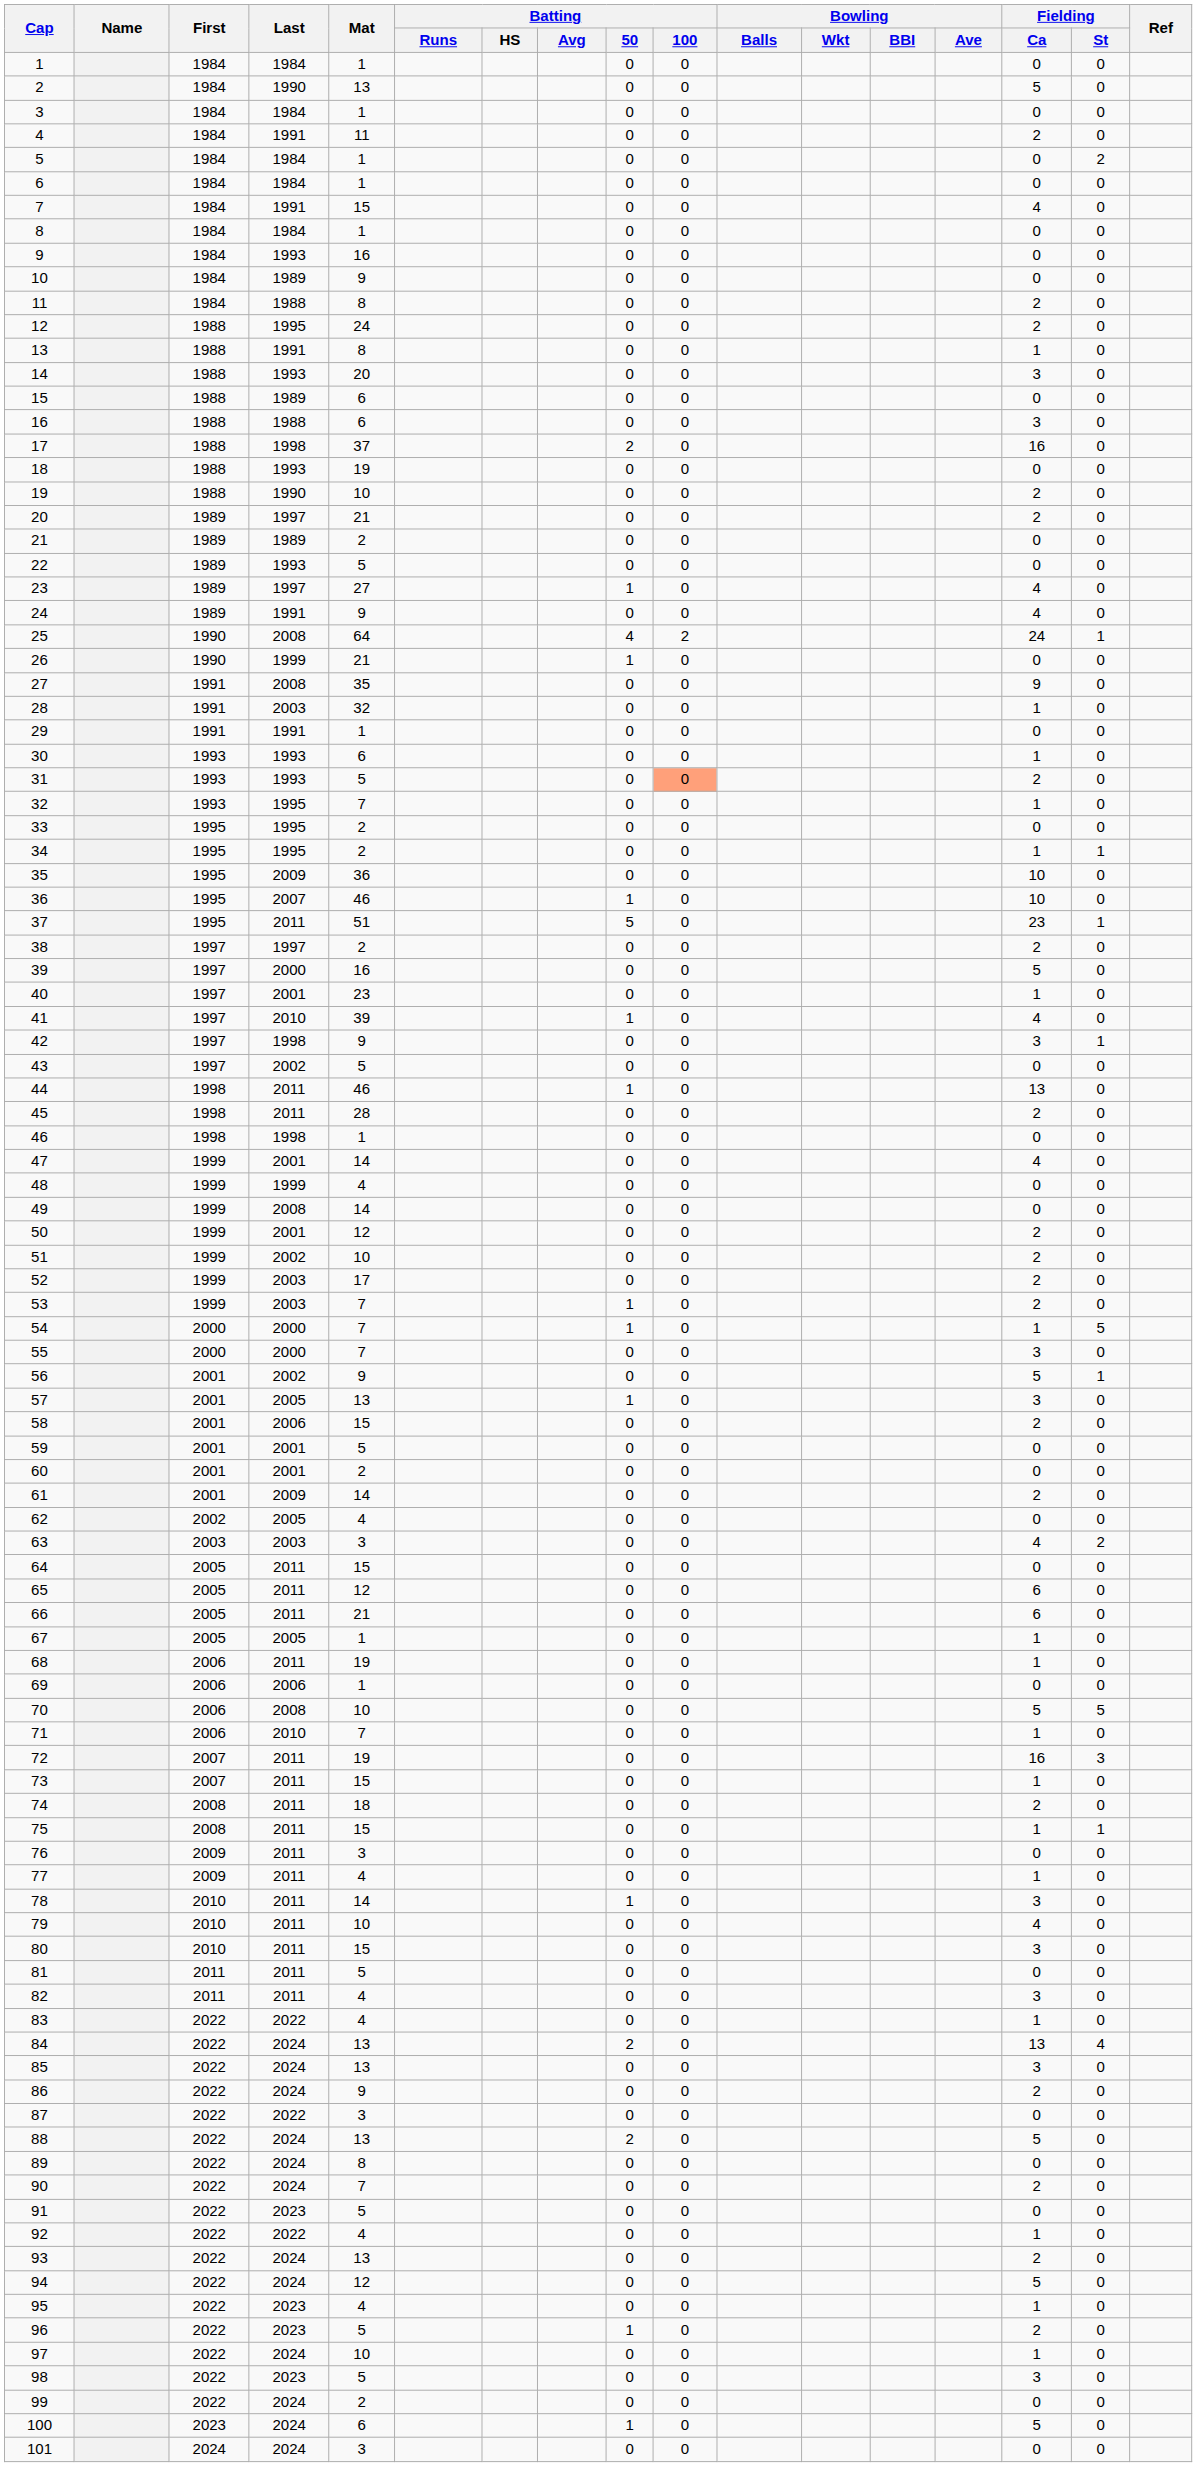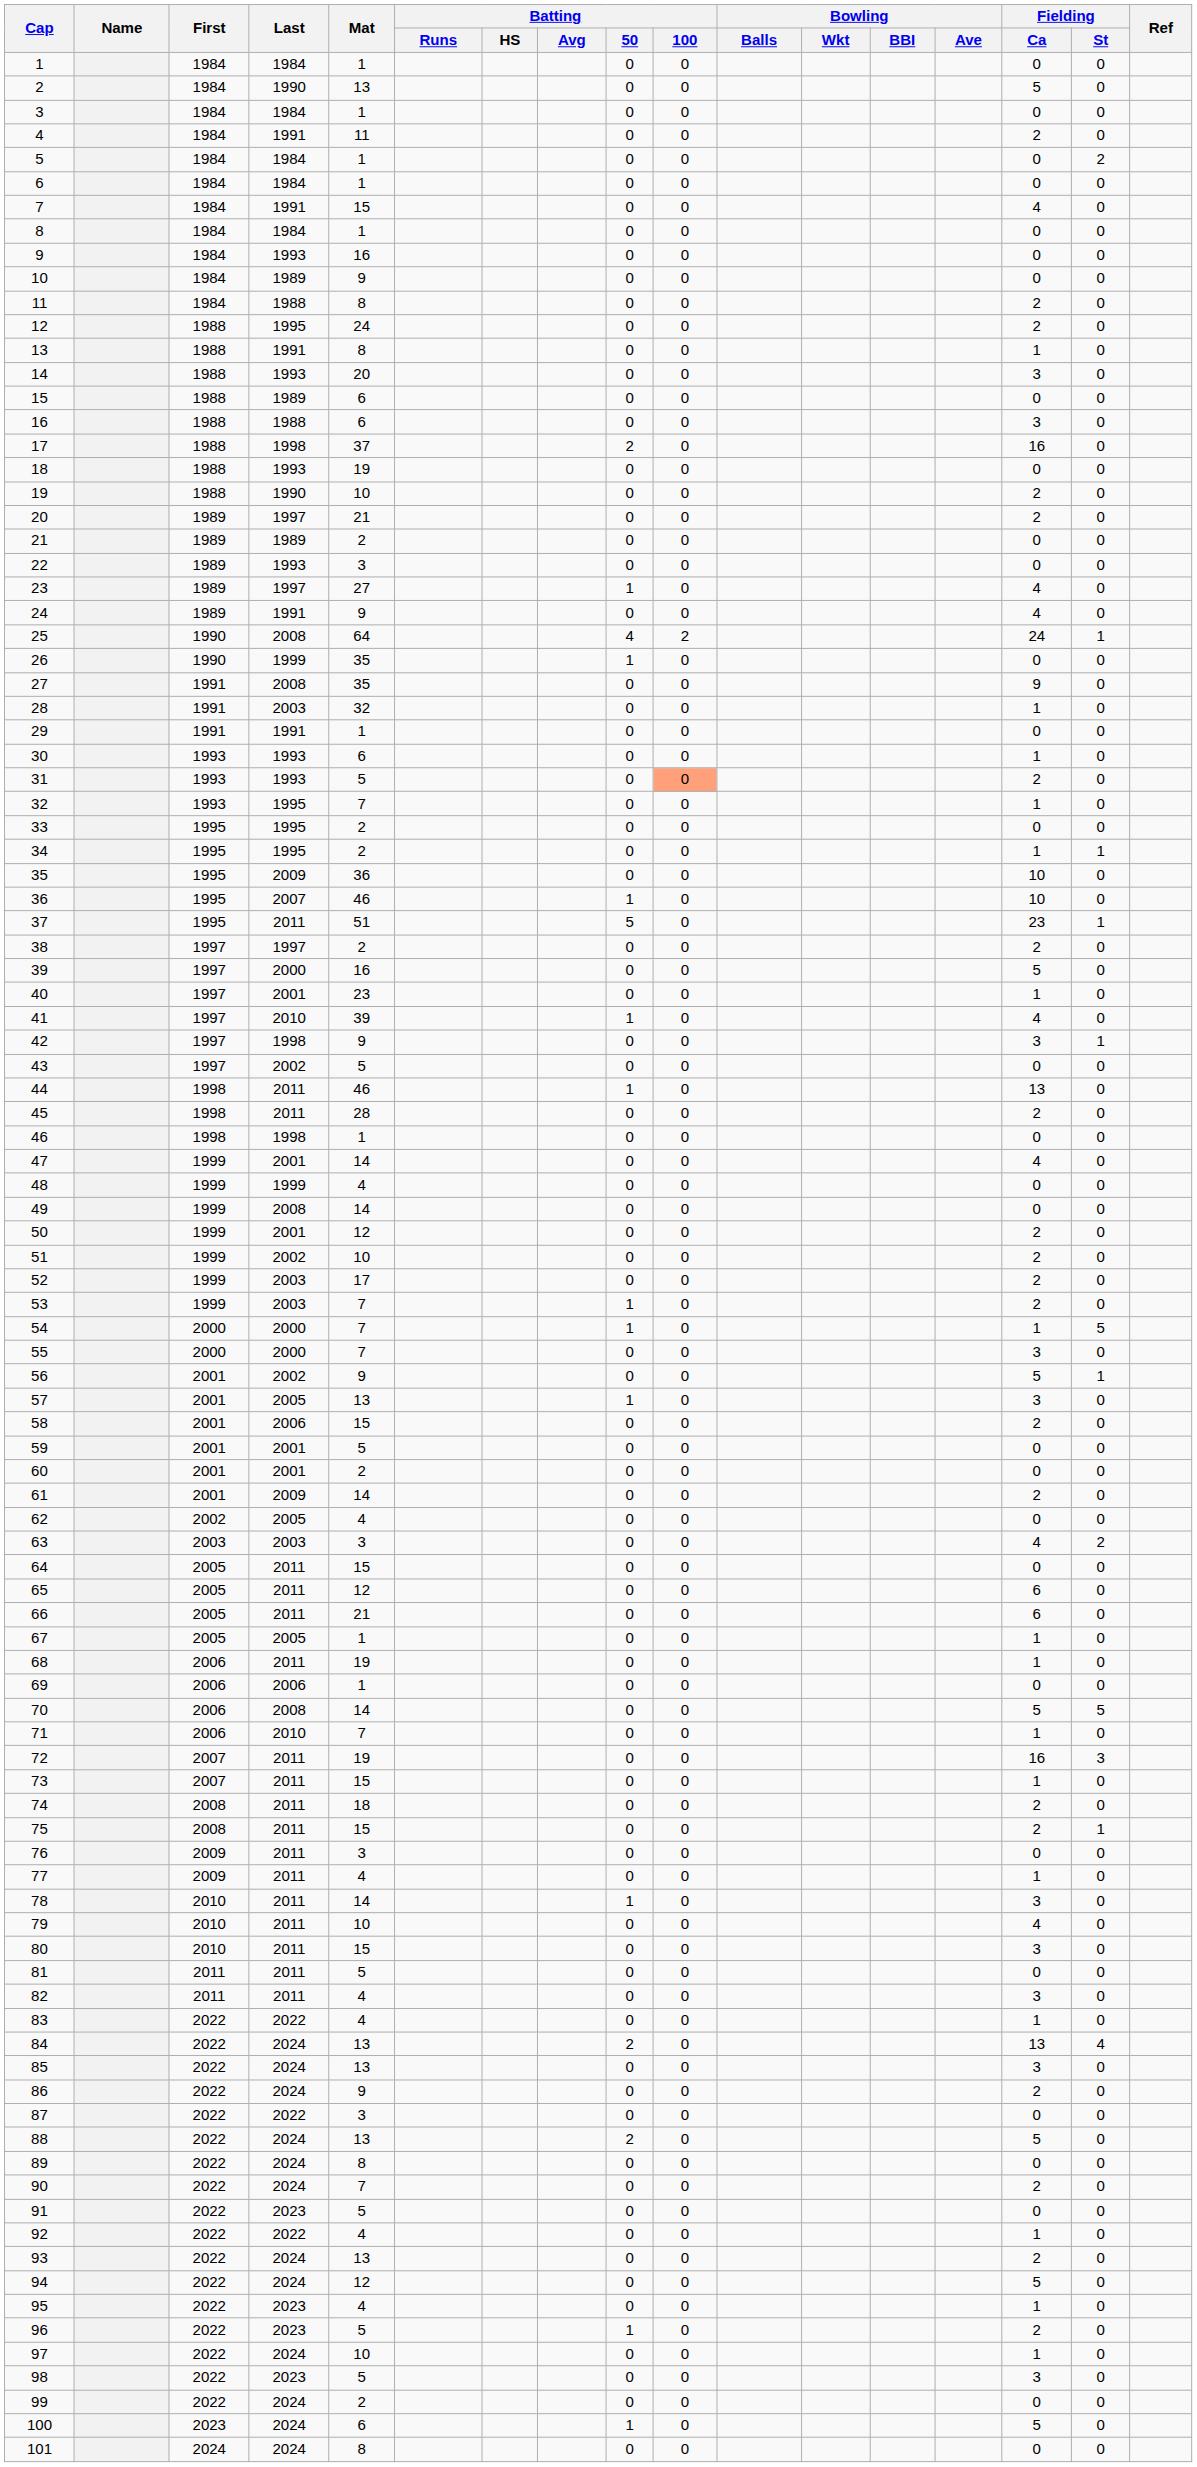(362, 565) 5 -> (362, 565) 3
(362, 660) 21 -> (362, 660) 35
(362, 1709) 10 -> (362, 1709) 14
(1037, 1829) 1 -> (1037, 1829) 2
(362, 2449) 3 -> (362, 2449) 8
